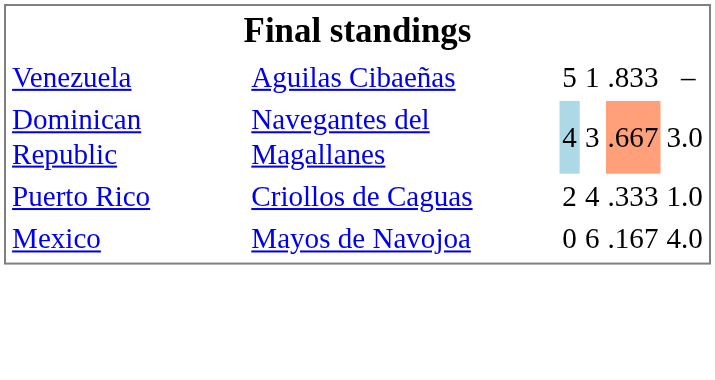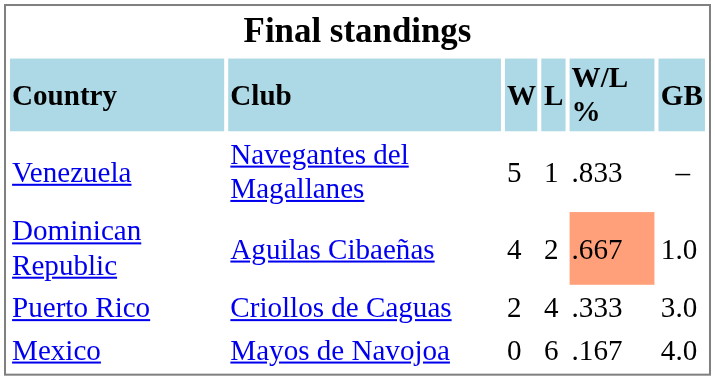+ row: (65, 94)
(353, 77) Aguilas Cibaeñas -> (320, 171) Navegantes del Magallanes
(341, 136) Navegantes del Magallanes -> (333, 247) Aguilas Cibaeñas
(570, 136) lightblue background -> (514, 247) no background
(592, 136) 3 -> (551, 247) 2
(685, 136) 3.0 -> (679, 247) 1.0
(685, 196) 1.0 -> (679, 307) 3.0
